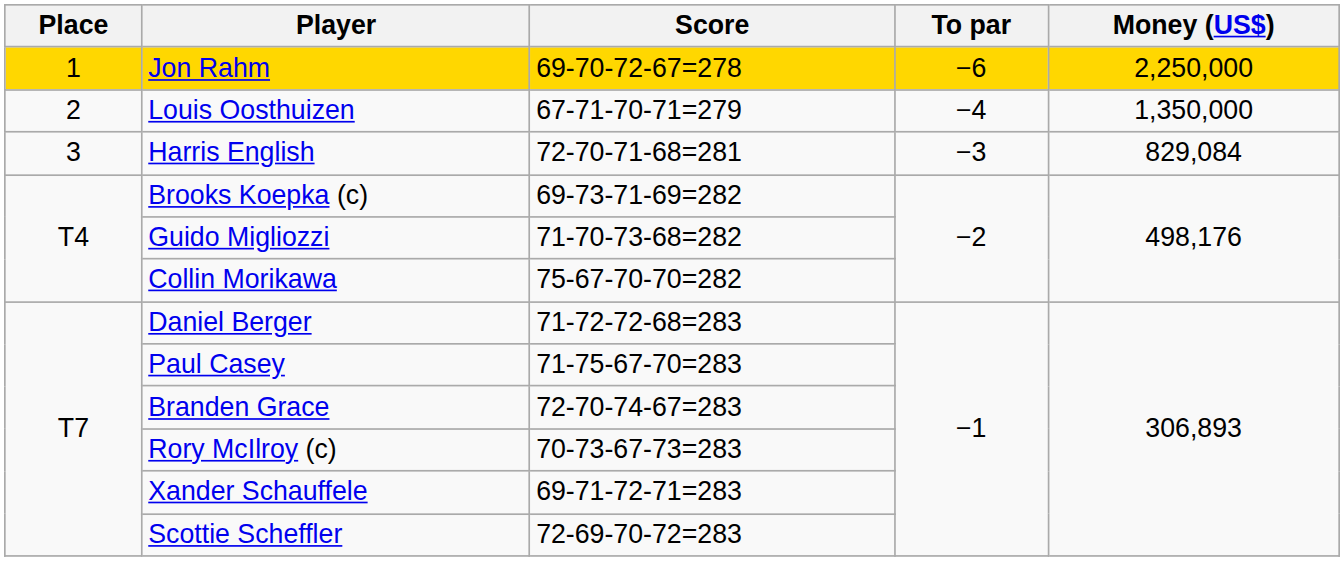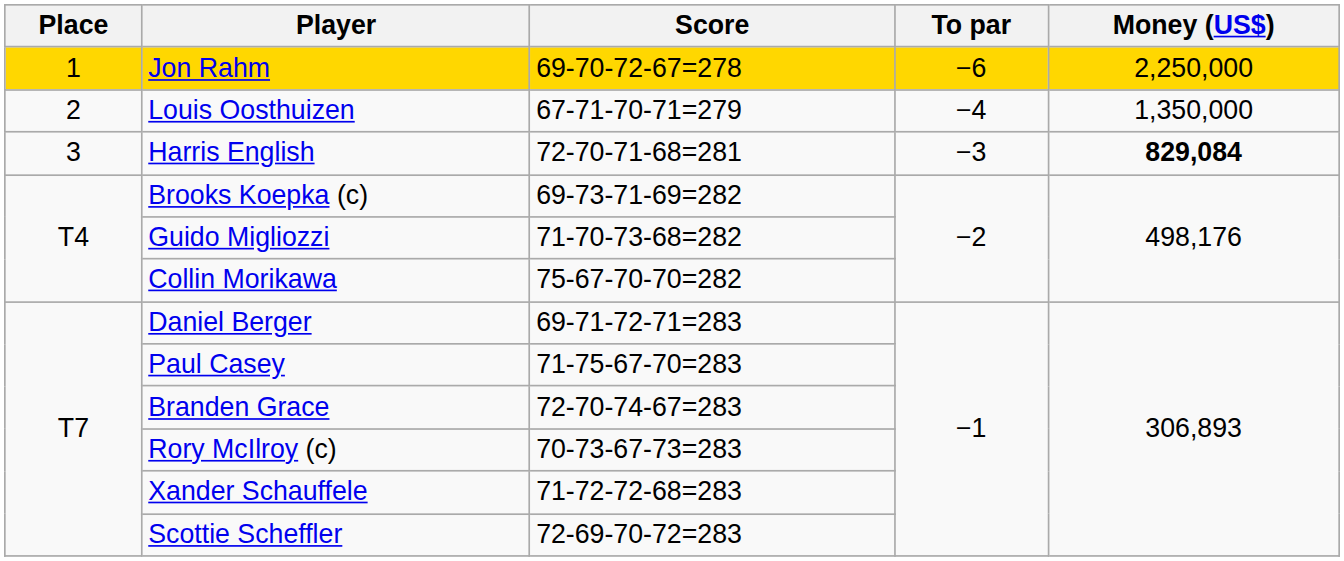(1194, 152) normal -> (1194, 152) bold
(639, 322) 71-72-72-68=283 -> (639, 322) 69-71-72-71=283
(639, 491) 69-71-72-71=283 -> (639, 491) 71-72-72-68=283
